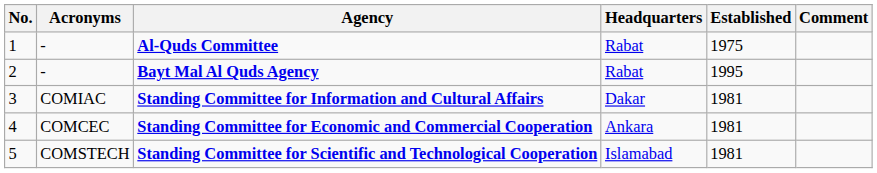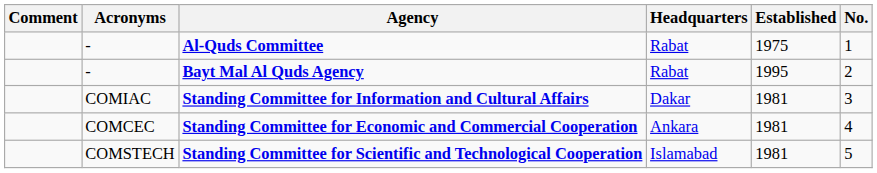columns swapped: (20, 18) <-> (834, 18)
